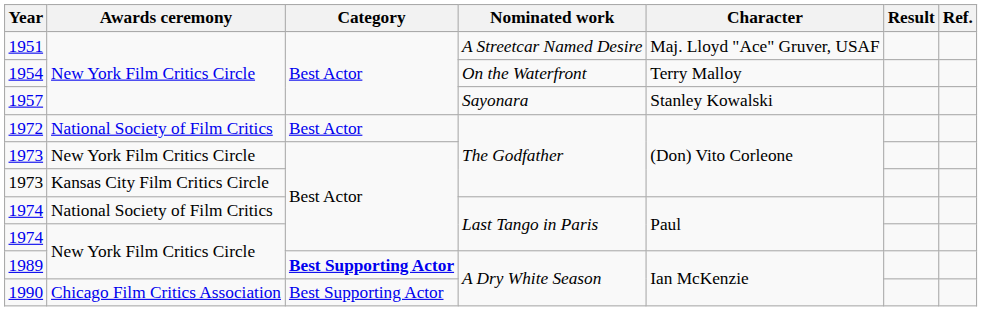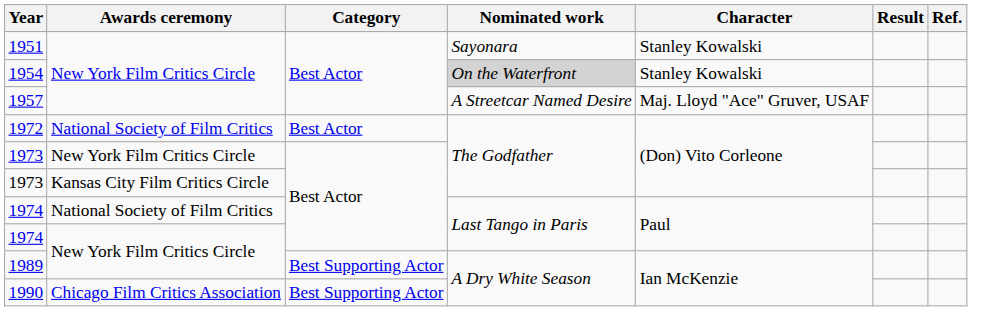(552, 45) A Streetcar Named Desire -> (485, 45) Sayonara
(765, 45) Maj. Lloyd "Ace" Gruver, USAF -> (701, 45) Stanley Kowalski
(524, 73) no background -> (514, 73) lightgrey background
(696, 73) Terry Malloy -> (701, 73) Stanley Kowalski
(495, 100) Sayonara -> (542, 100) A Streetcar Named Desire
(711, 100) Stanley Kowalski -> (754, 100) Maj. Lloyd "Ace" Gruver, USAF
(372, 264) bold -> (366, 264) normal
